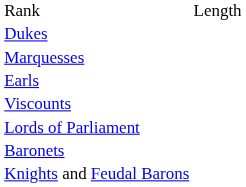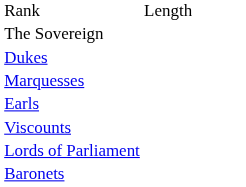+ row: (54, 34)
- row: (97, 173)
